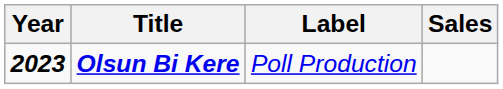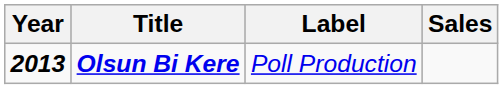(38, 63) 2023 -> (38, 63) 2013
